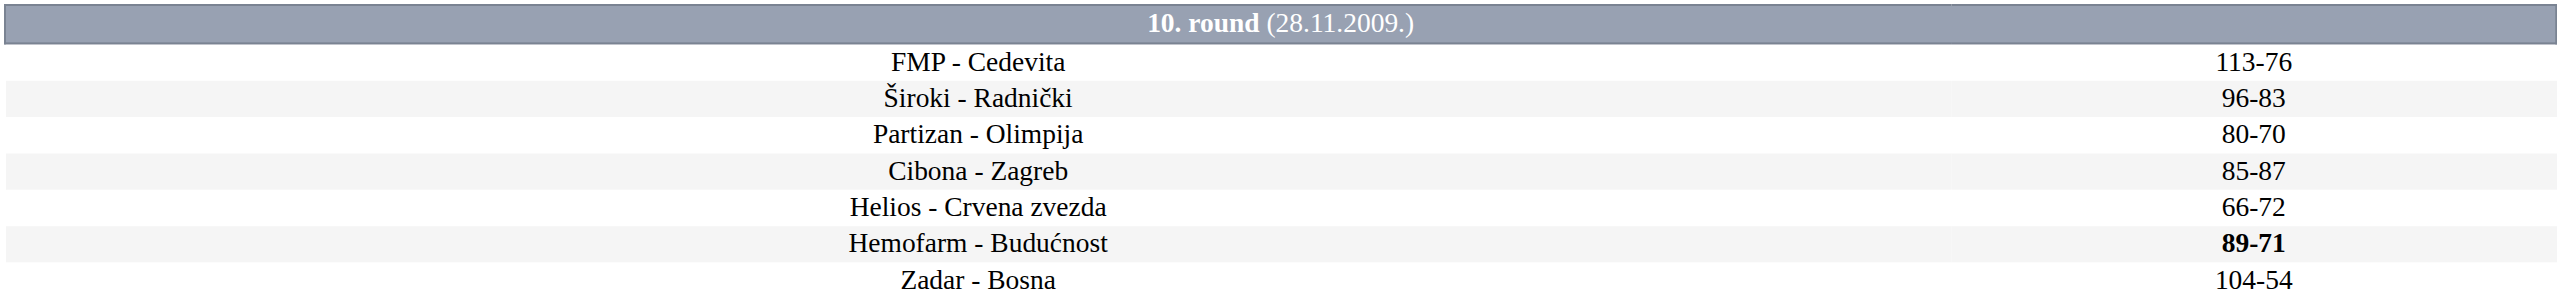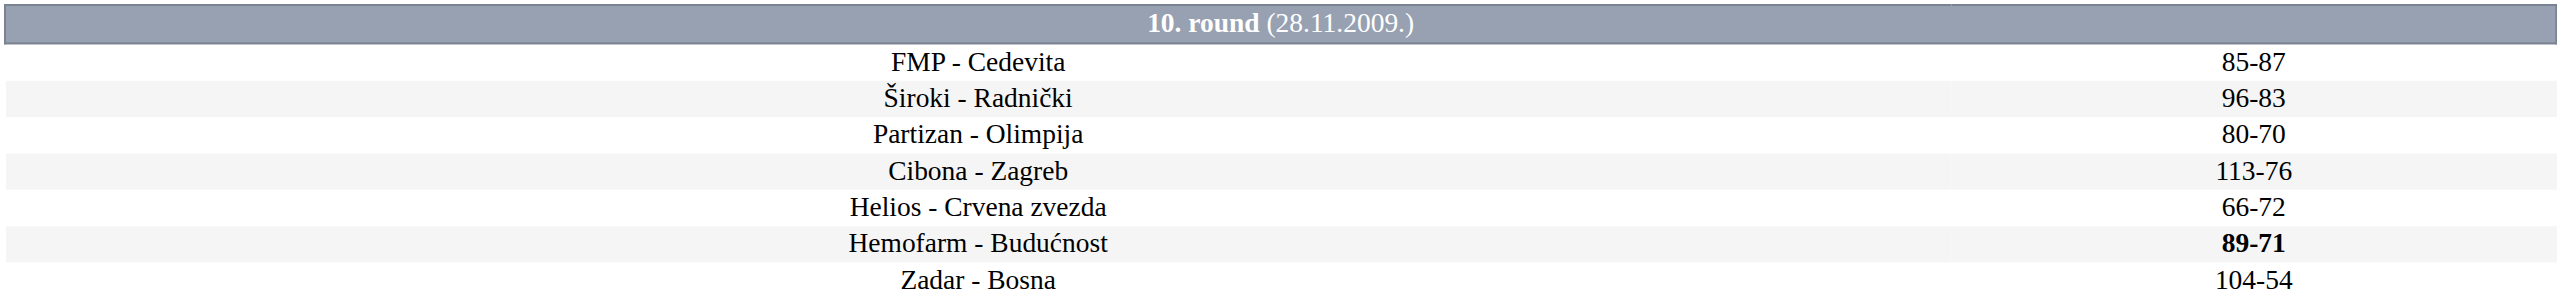(2254, 62) 113-76 -> (2254, 62) 85-87
(2254, 171) 85-87 -> (2254, 171) 113-76
